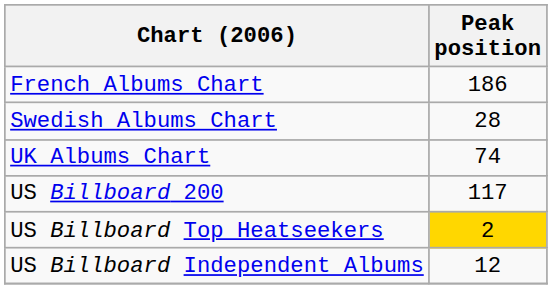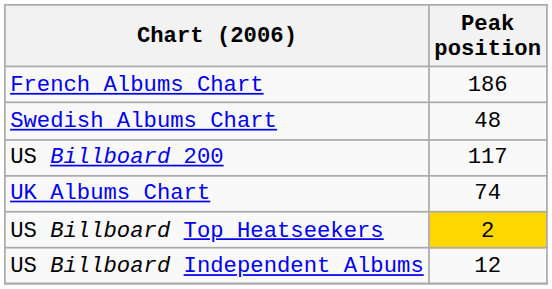(488, 121) 28 -> (488, 121) 48
rows swapped: (110, 157) <-> (117, 194)
